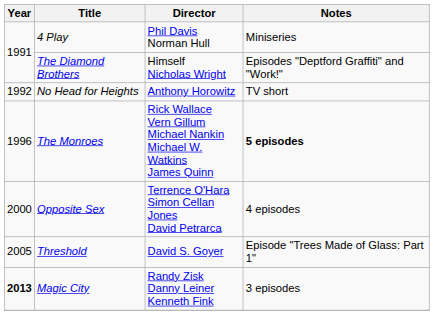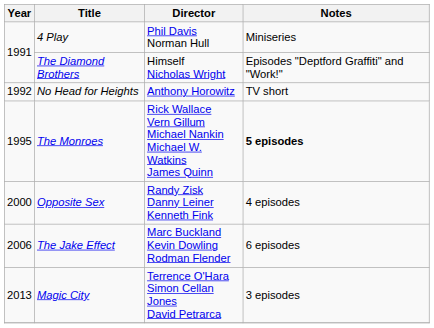(19, 141) 1996 -> (19, 141) 1995
(188, 209) Terrence O'Hara Simon Cellan Jones David Petrarca -> (180, 202) Randy Zisk Danny Leiner Kenneth Fink
- row: (62, 252)
+ row: (76, 245)
(19, 288) bold -> (19, 295) normal
(181, 288) Randy Zisk Danny Leiner Kenneth Fink -> (188, 295) Terrence O'Hara Simon Cellan Jones David Petrarca
